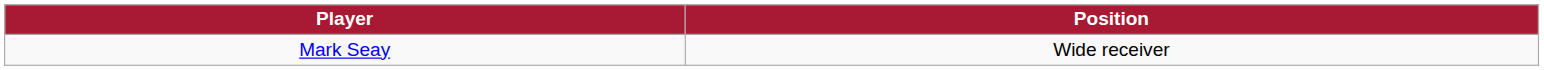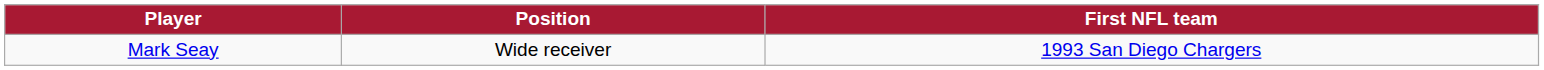+ column: (1151, 19)
